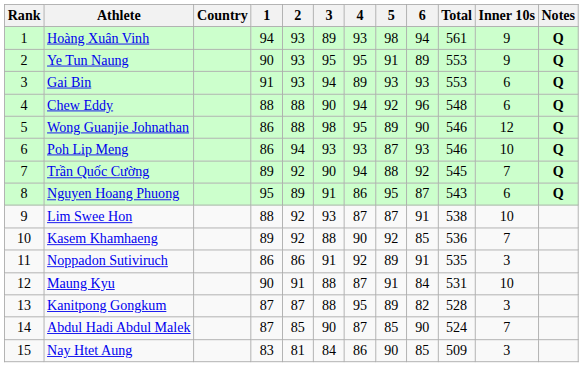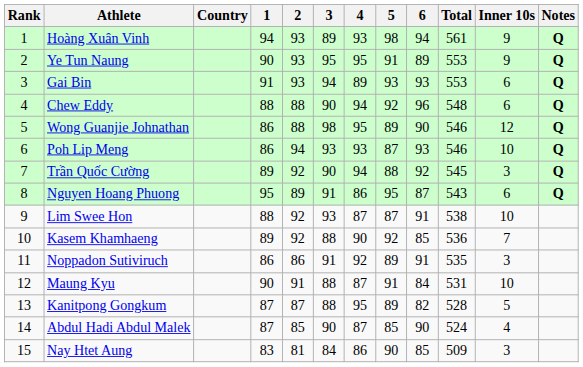(507, 171) 7 -> (507, 171) 3
(507, 305) 3 -> (507, 305) 5
(507, 328) 7 -> (507, 328) 4
